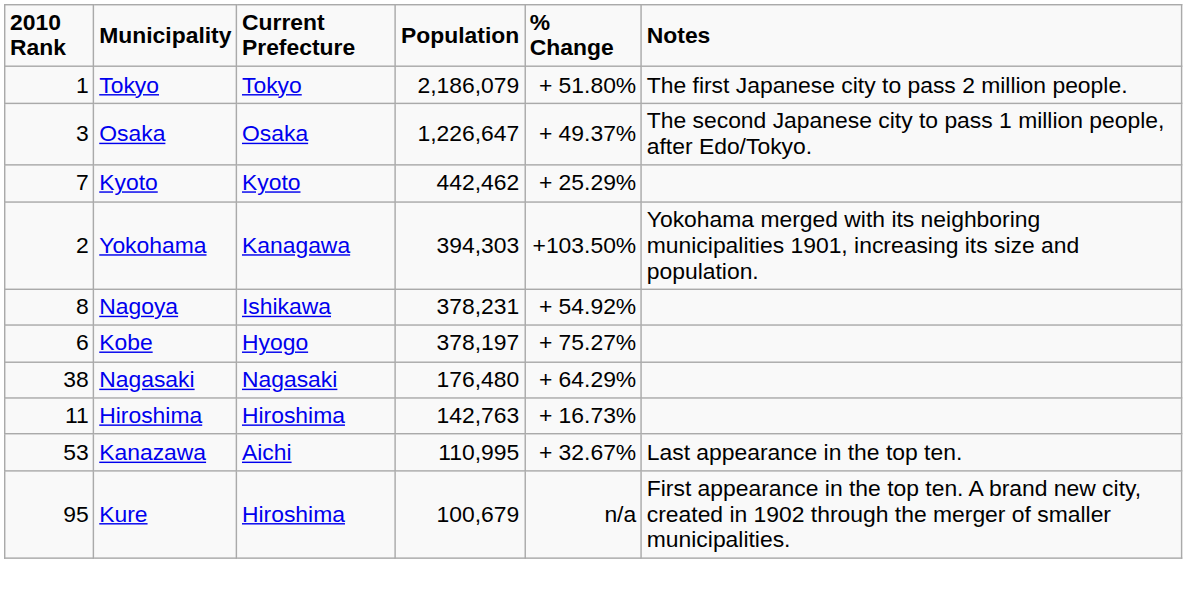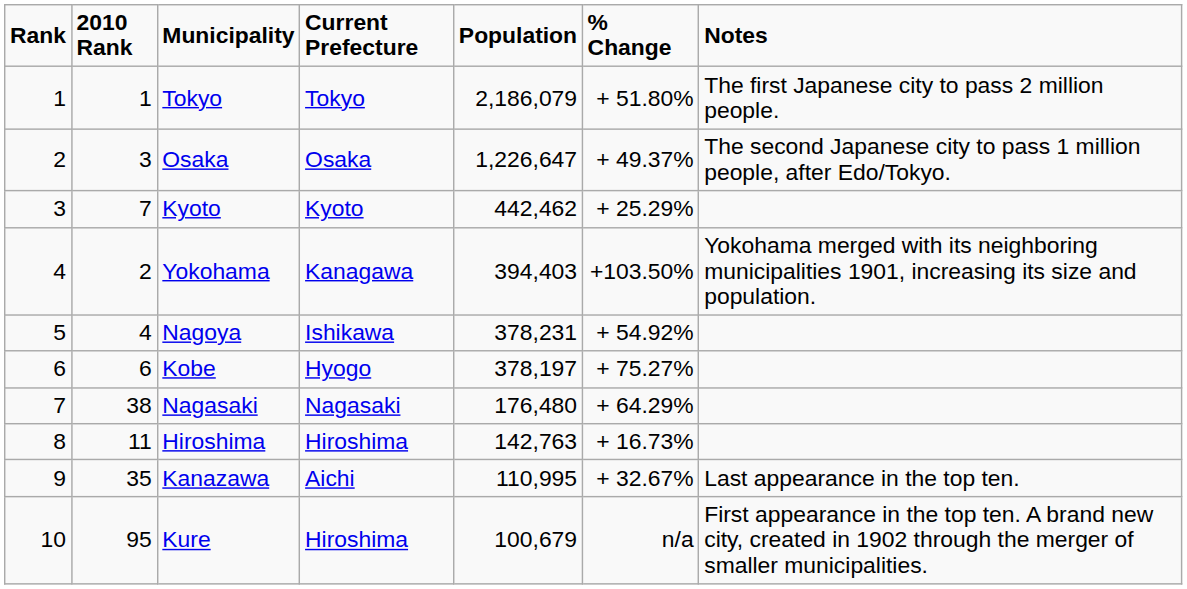+ column: (38, 35)
(478, 245) 394,303 -> (536, 270) 394,403
(82, 307) 8 -> (145, 332) 4
(76, 452) 53 -> (139, 477) 35
